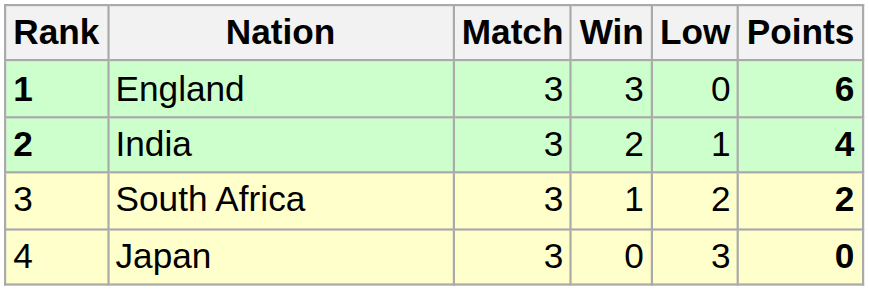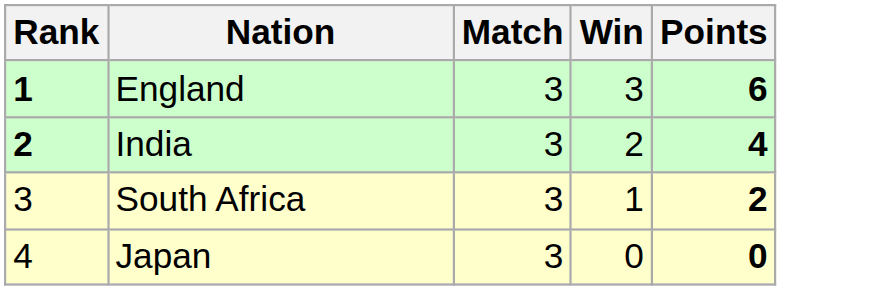- column: (695, 32)
